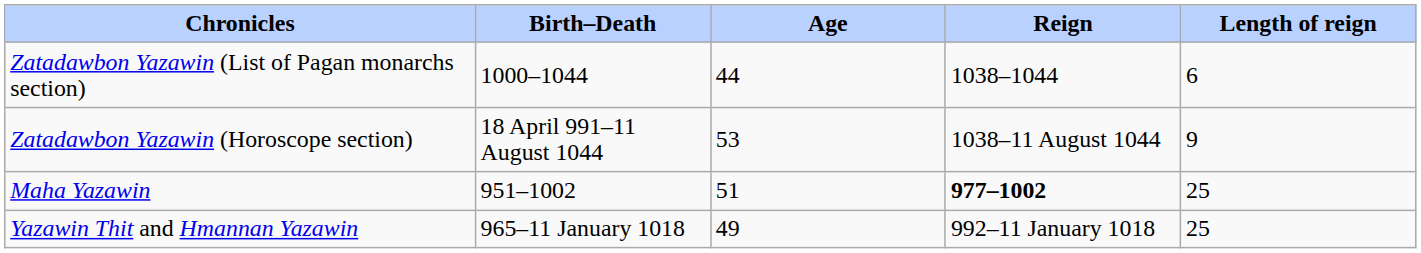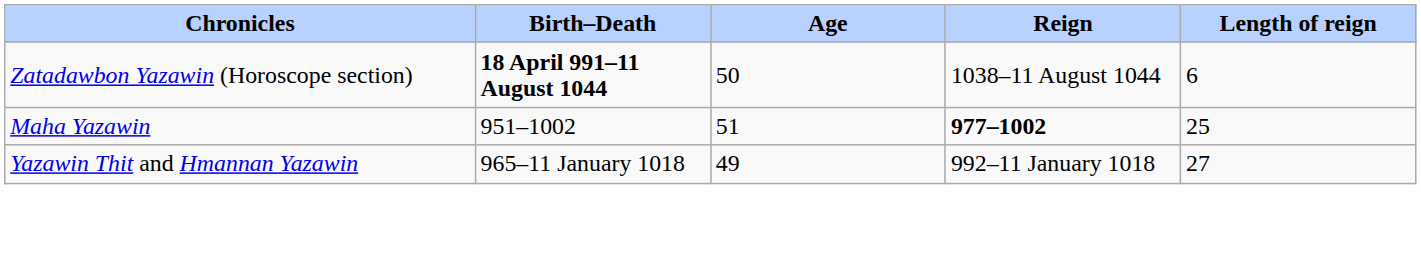- row: (232, 74)
(558, 139) normal -> (560, 74) bold
(728, 139) 53 -> (728, 74) 50
(1192, 139) 9 -> (1192, 74) 6
(1198, 228) 25 -> (1198, 163) 27
